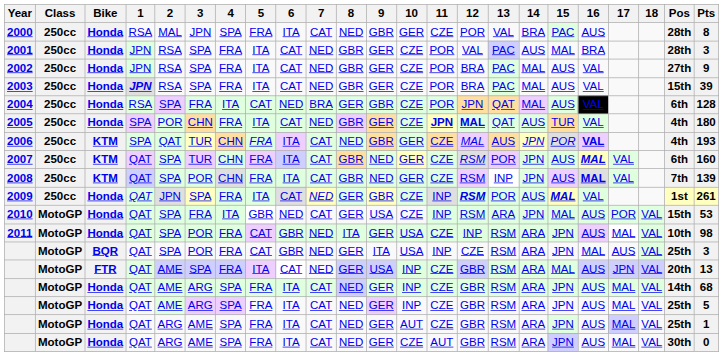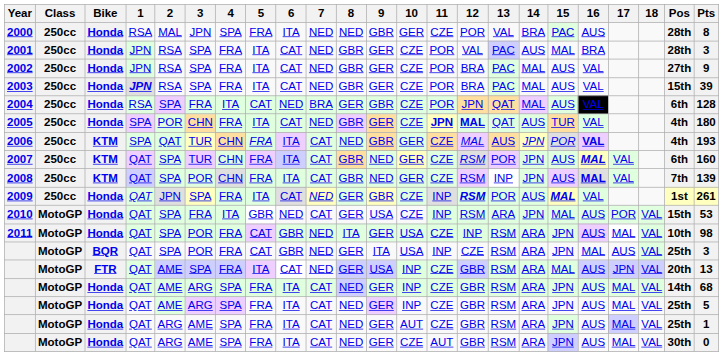(321, 31) CAT -> (321, 31) NED
